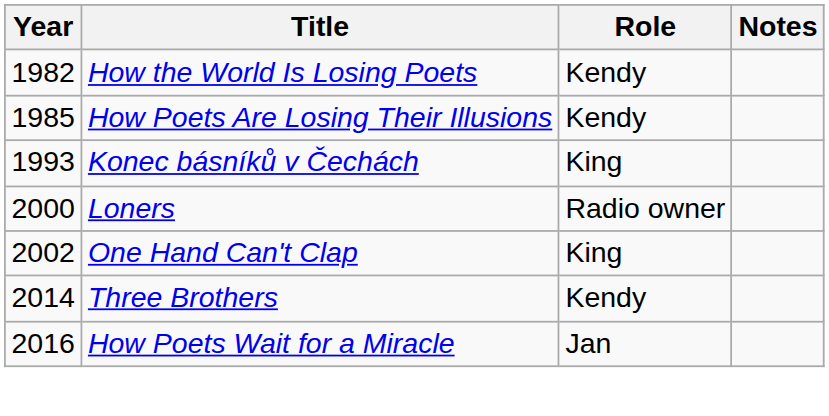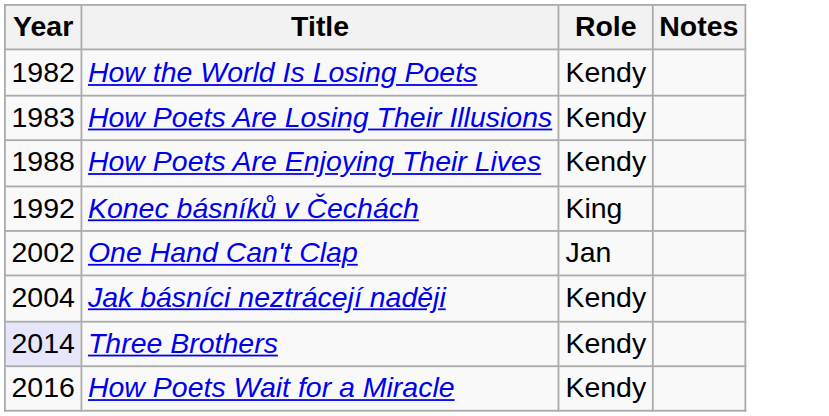(43, 117) 1985 -> (43, 117) 1983
+ row: (315, 162)
(43, 162) 1993 -> (43, 207) 1992
- row: (131, 207)
(594, 252) King -> (588, 252) Jan
+ row: (267, 298)
(43, 298) no background -> (43, 343) lavender background
(588, 343) Jan -> (606, 388) Kendy
